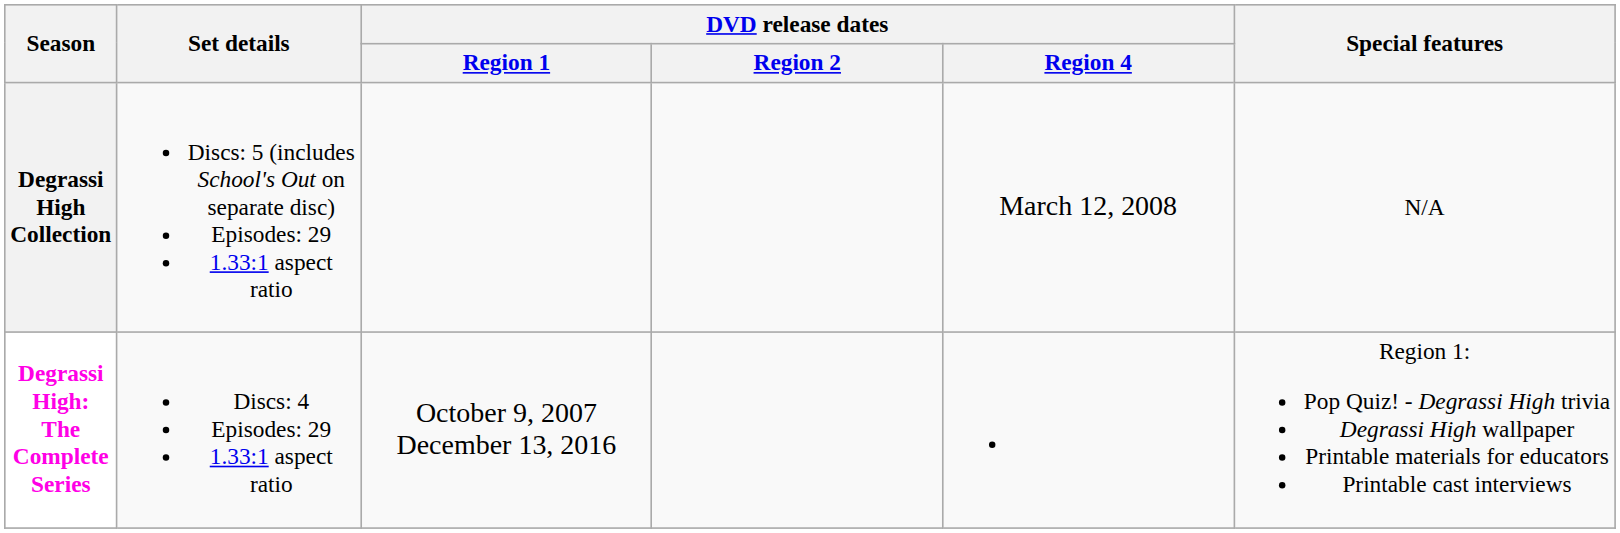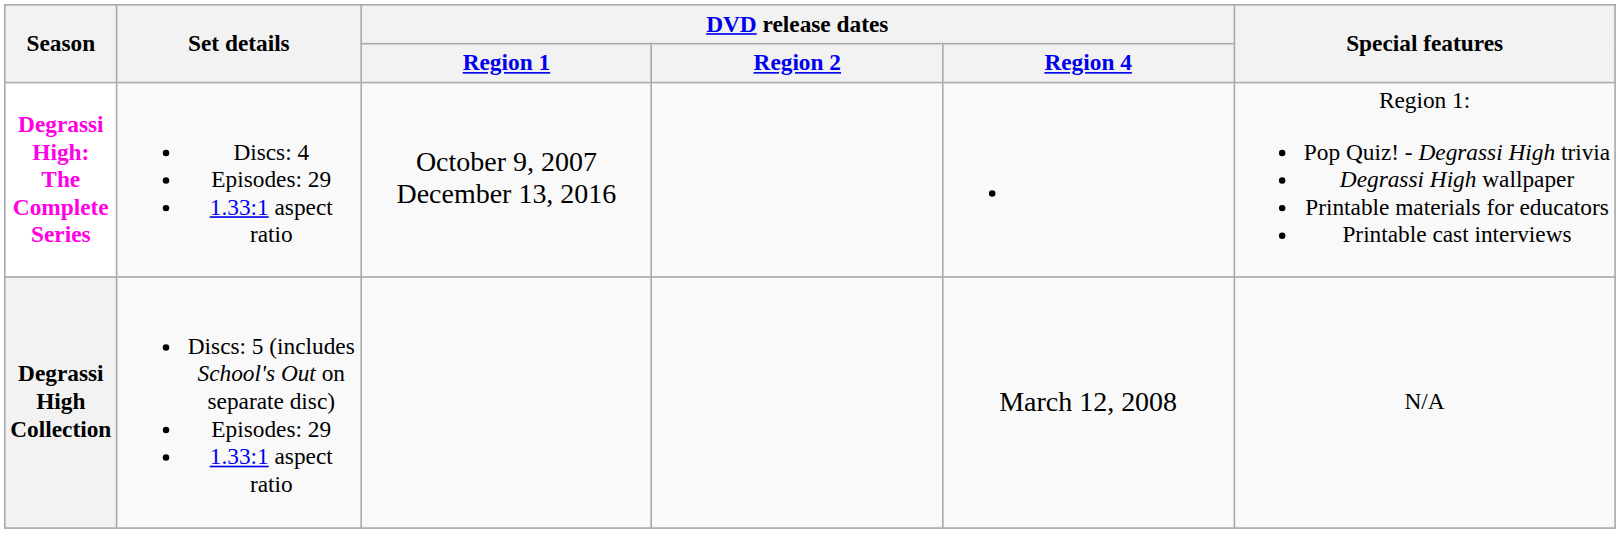rows swapped: (61, 429) <-> (61, 207)
